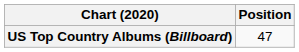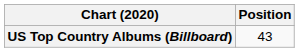(265, 36) 47 -> (265, 36) 43
